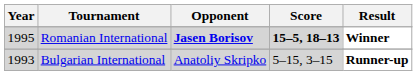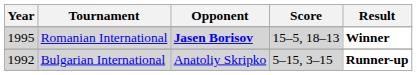(306, 38) bold -> (306, 38) normal
(21, 60) 1993 -> (21, 60) 1992
